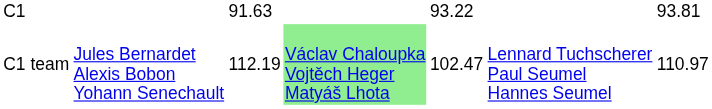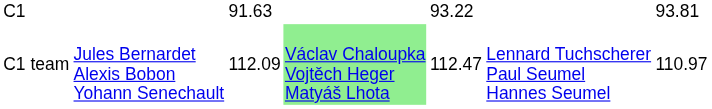(255, 64) 112.19 -> (255, 64) 112.09
(457, 64) 102.47 -> (456, 64) 112.47
